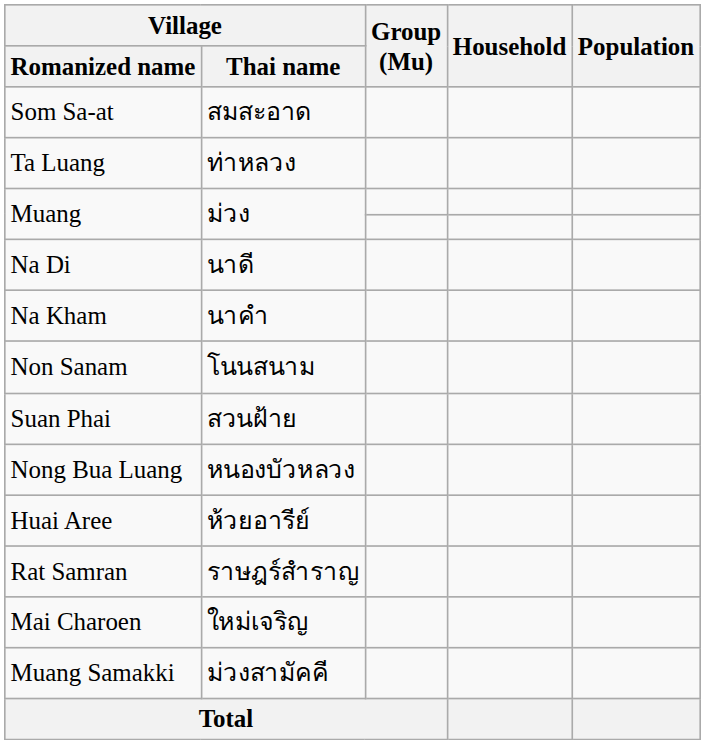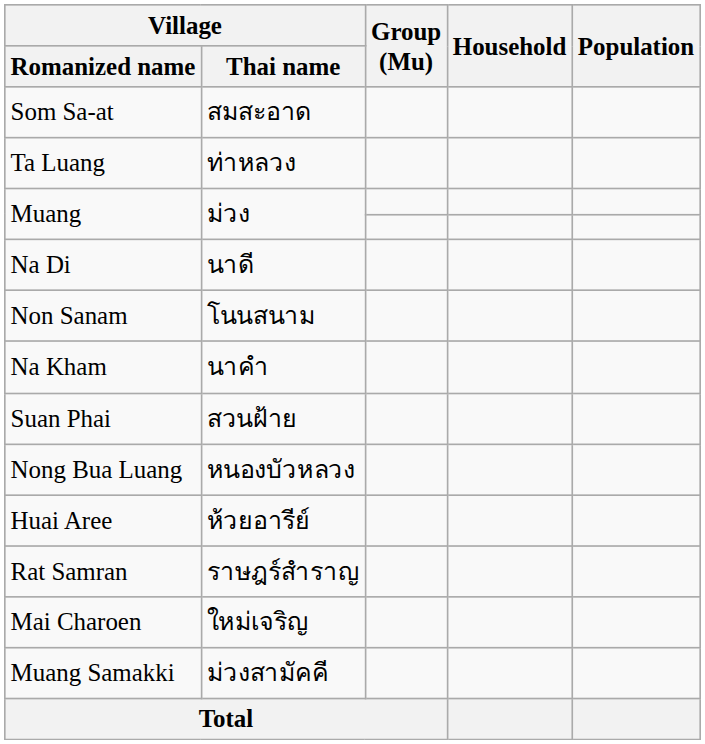rows swapped: (59, 316) <-> (69, 367)
